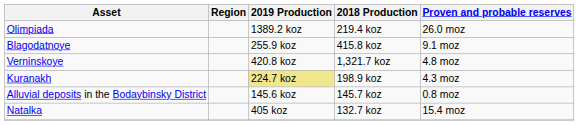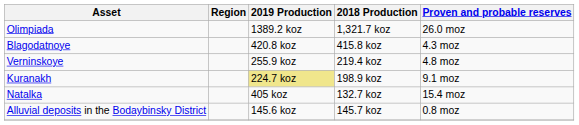(359, 29) 219.4 koz -> (364, 29) 1,321.7 koz
(274, 45) 255.9 koz -> (274, 45) 420.8 koz
(441, 45) 9.1 moz -> (441, 45) 4.3 moz
(274, 62) 420.8 koz -> (274, 62) 255.9 koz
(364, 62) 1,321.7 koz -> (359, 62) 219.4 koz
(441, 78) 4.3 moz -> (441, 78) 9.1 moz
rows swapped: (24, 111) <-> (106, 95)
